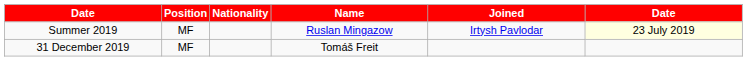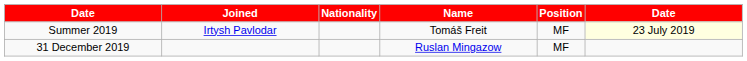columns swapped: (186, 13) <-> (507, 13)
(349, 31) Ruslan Mingazow -> (458, 31) Tomáš Freit
(349, 48) Tomáš Freit -> (458, 48) Ruslan Mingazow
